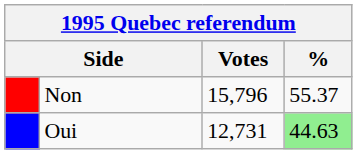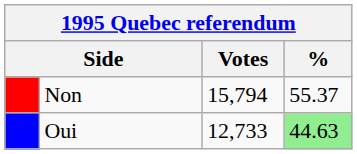(237, 94) 15,796 -> (237, 94) 15,794
(237, 131) 12,731 -> (237, 131) 12,733
